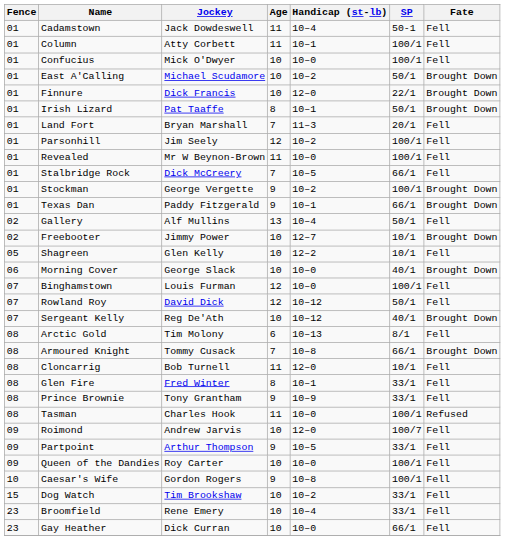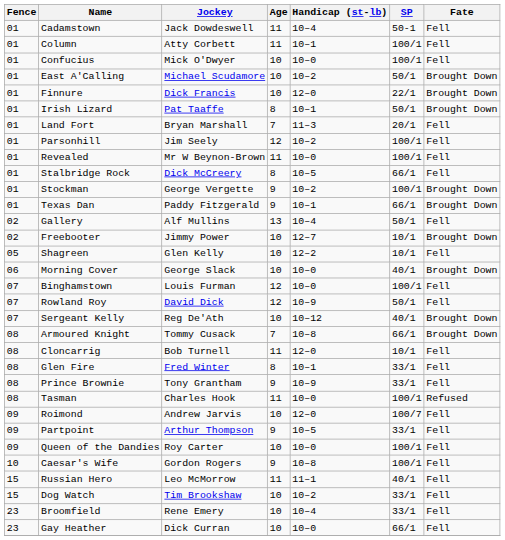(273, 173) 7 -> (273, 173) 8
(307, 302) 10–12 -> (304, 302) 10–9
- row: (74, 334)
+ row: (77, 479)
